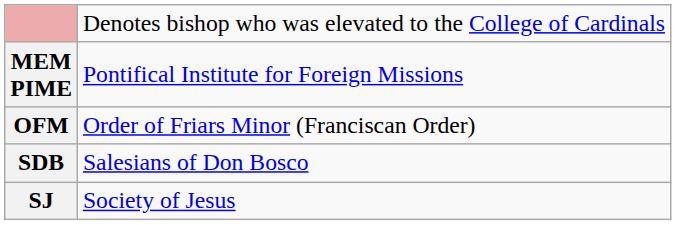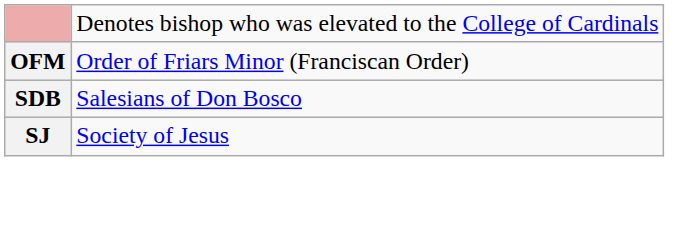- row: (41, 74)
